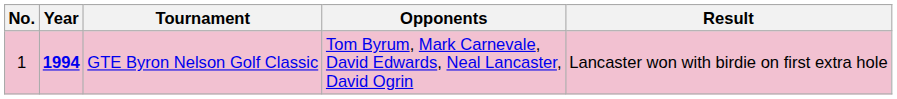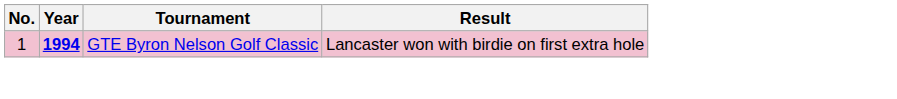- column: (444, 18)
